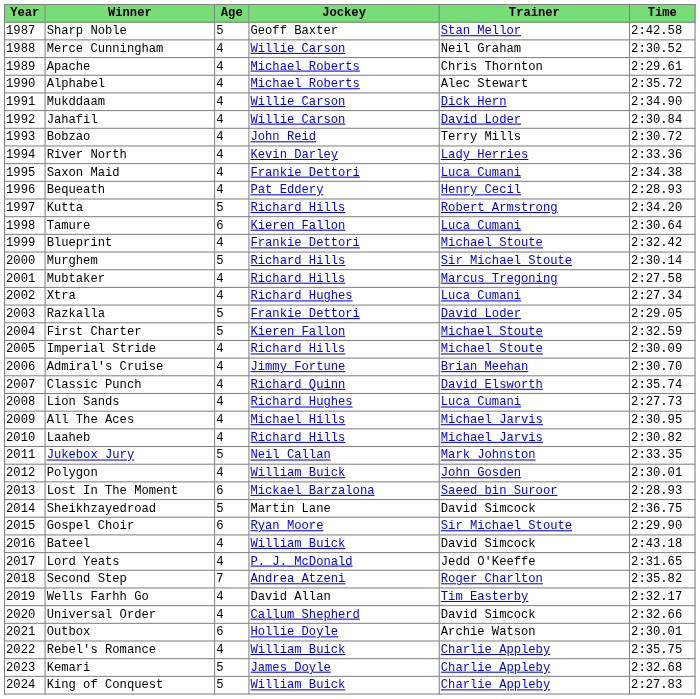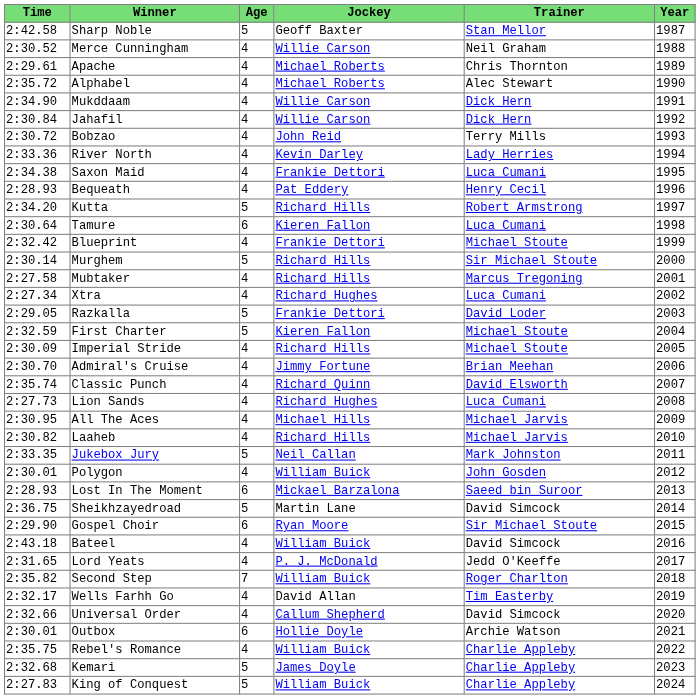columns swapped: (25, 13) <-> (662, 13)
(481, 119) David Loder -> (499, 119) Dick Hern
(298, 579) Andrea Atzeni -> (323, 579) William Buick
